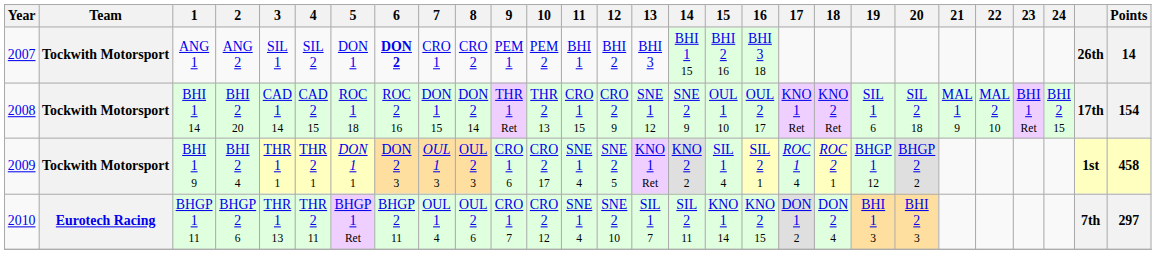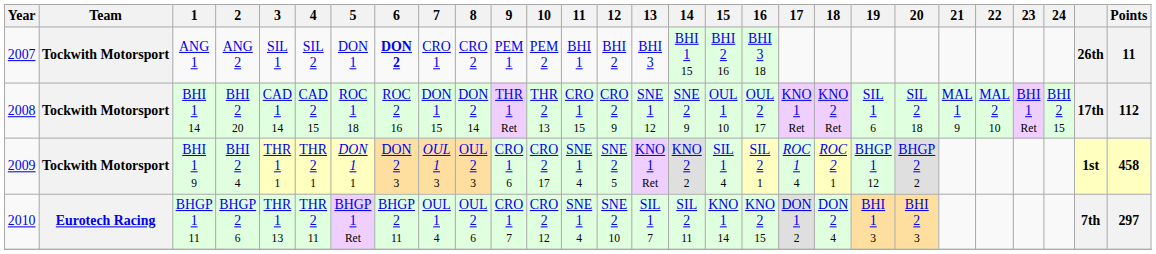(1129, 54) 14 -> (1129, 54) 11
(1129, 110) 154 -> (1129, 110) 112
